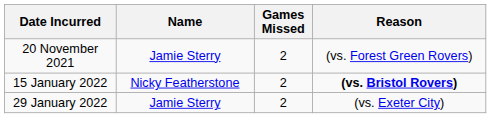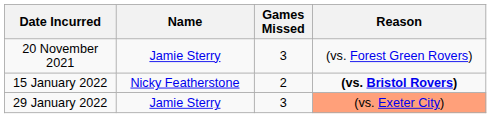(283, 56) 2 -> (283, 56) 3
(283, 103) 2 -> (283, 103) 3
(399, 103) no background -> (399, 103) lightsalmon background
